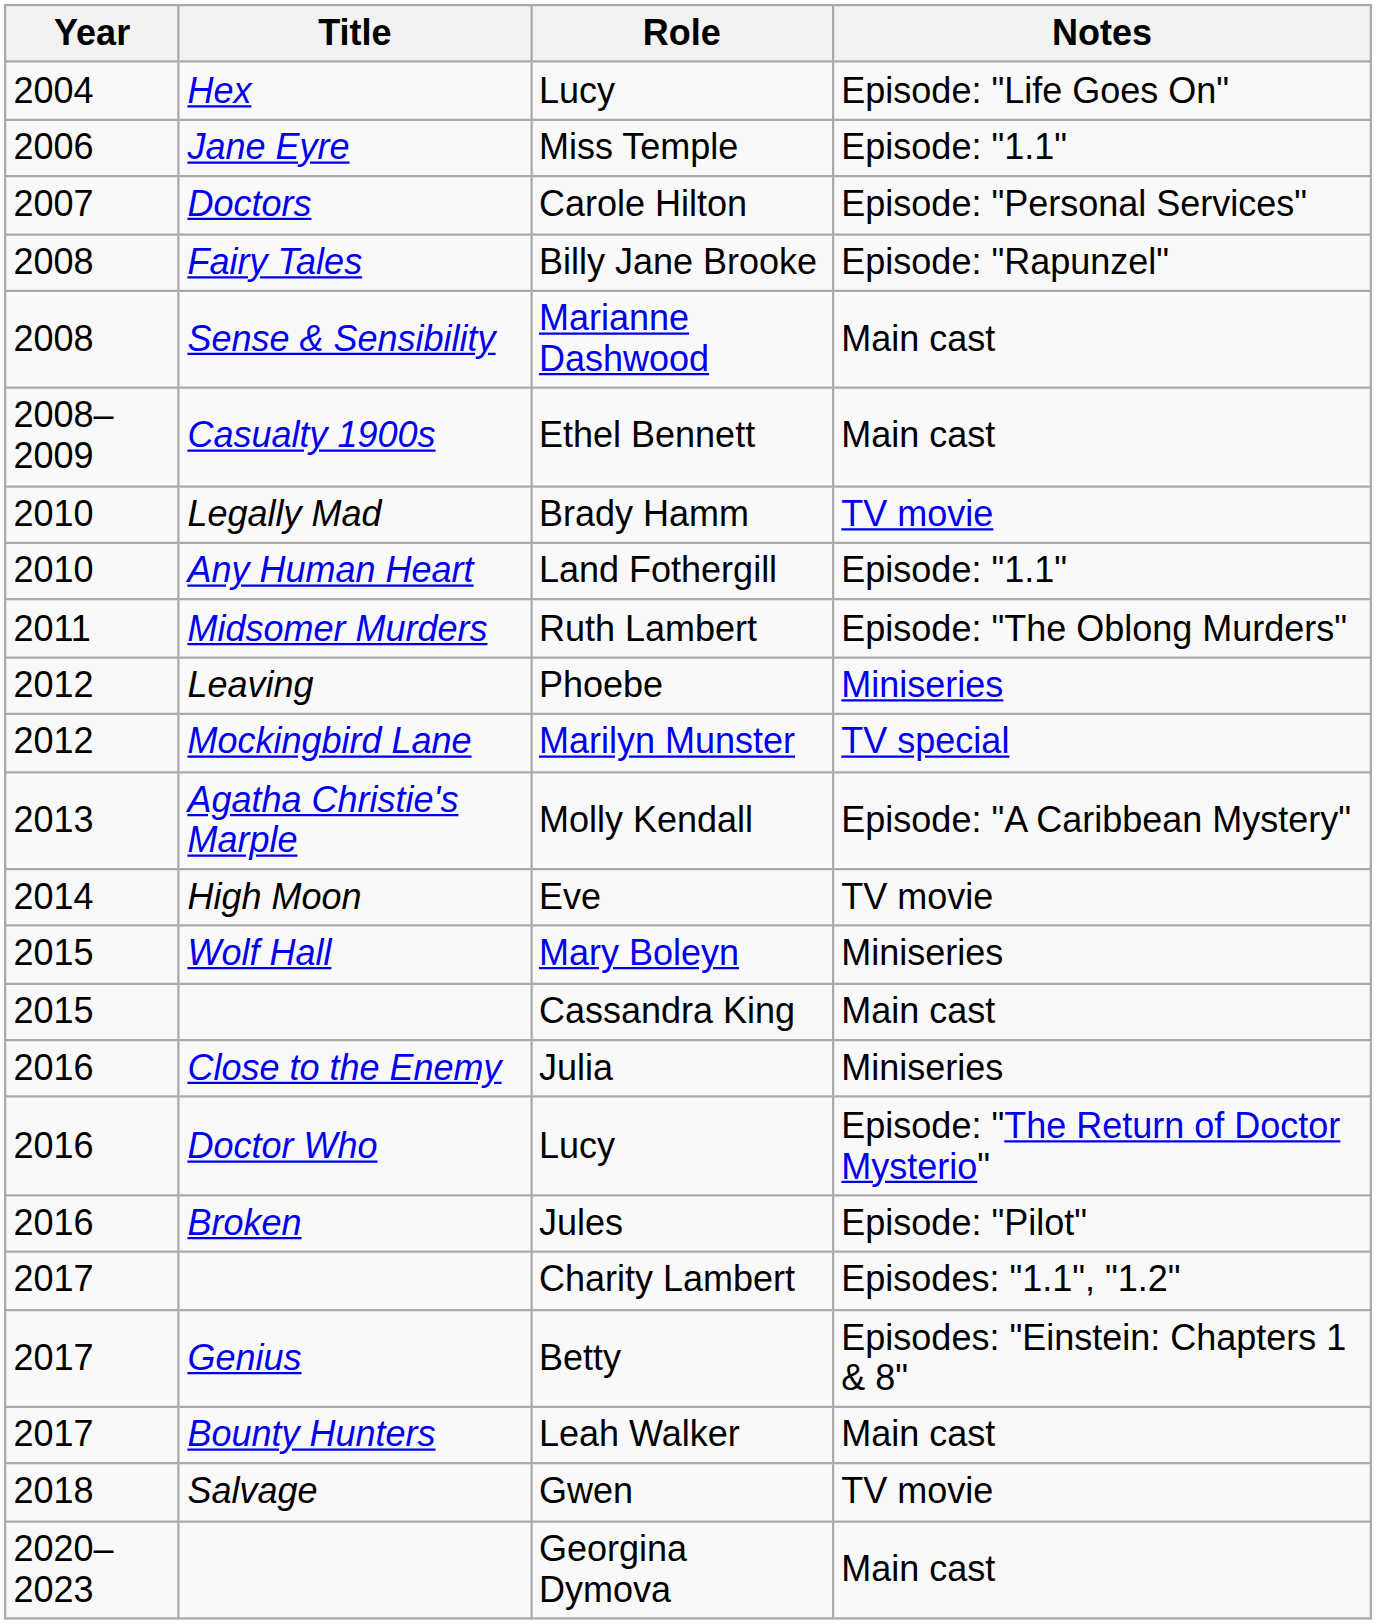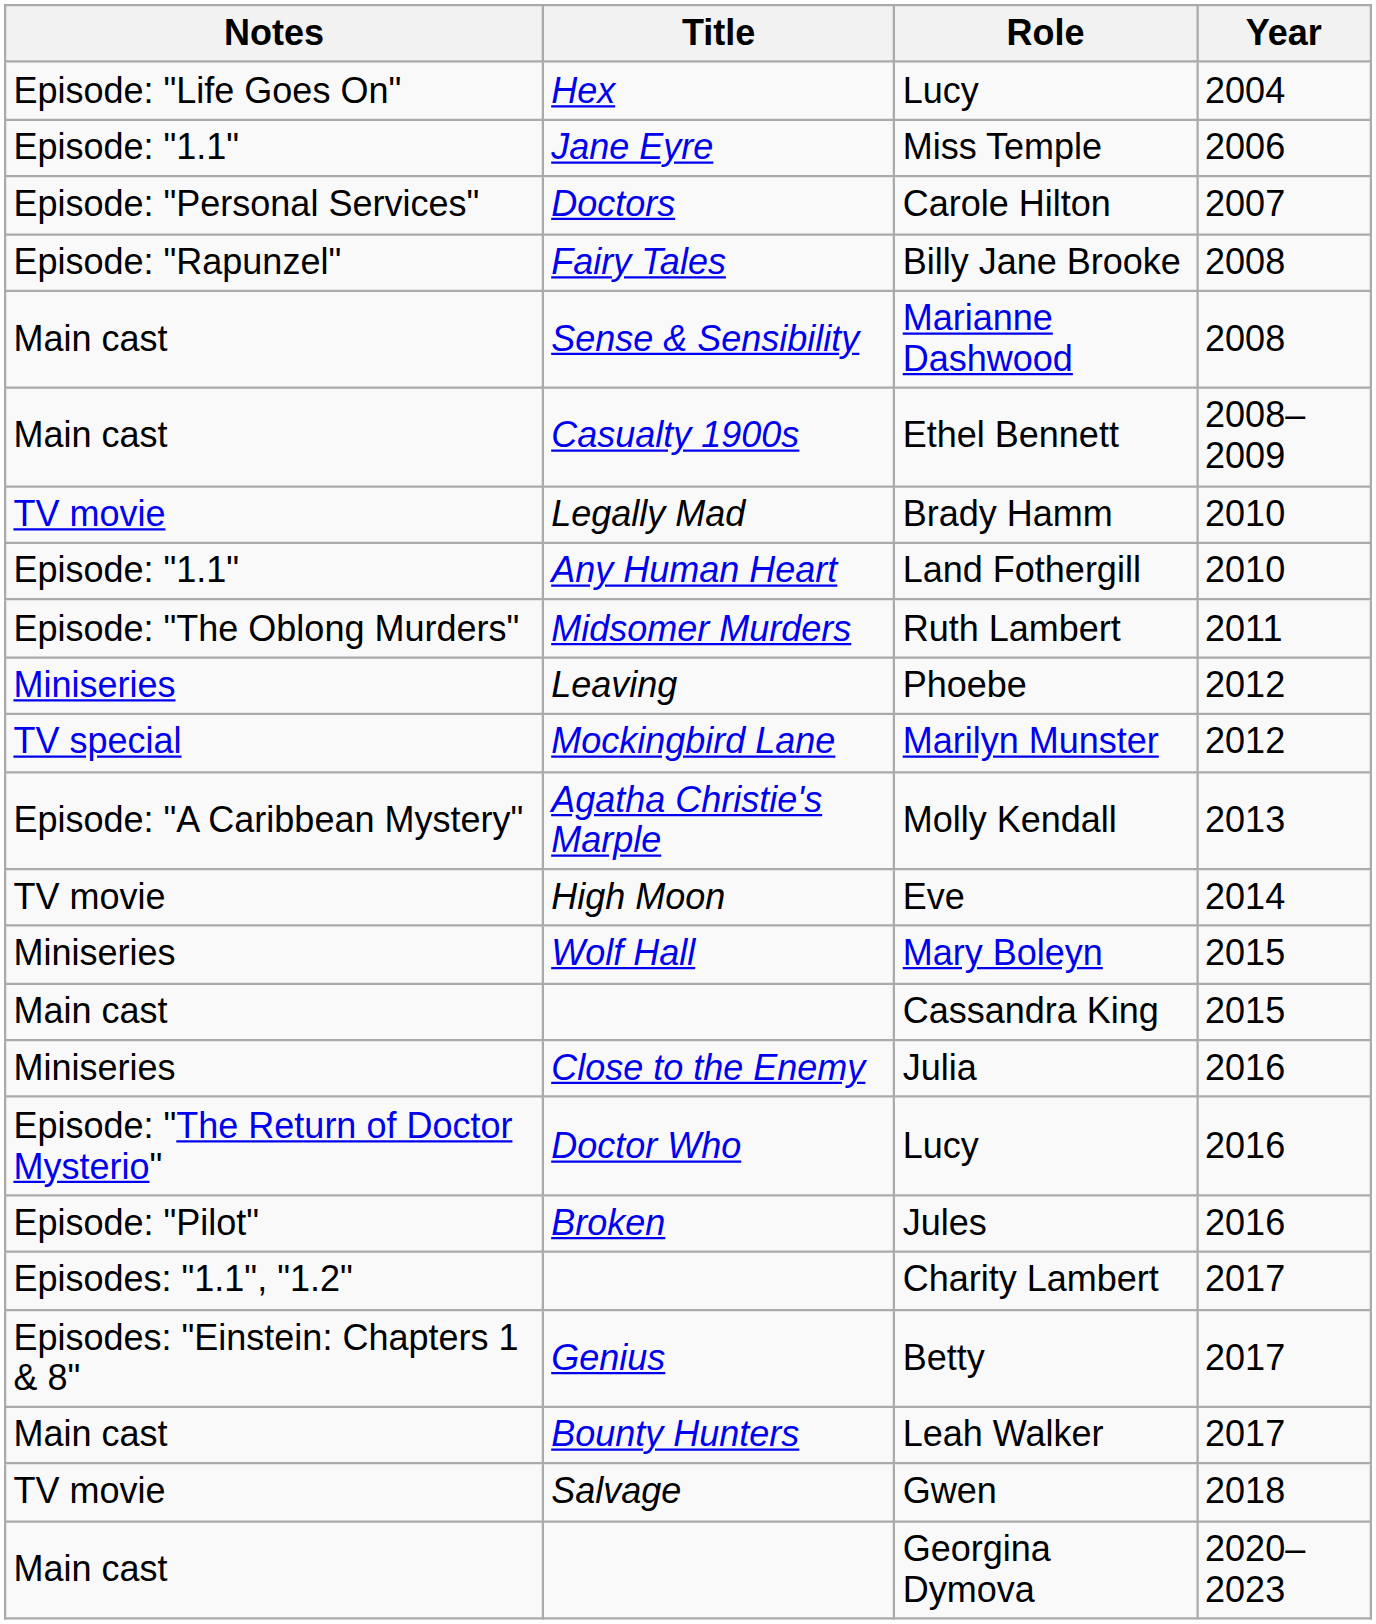columns swapped: (92, 33) <-> (1102, 33)
